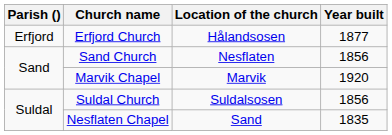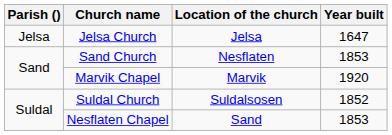- row: (118, 36)
+ row: (118, 36)
(354, 57) 1856 -> (354, 57) 1853
(354, 99) 1856 -> (354, 99) 1852
(354, 120) 1835 -> (354, 120) 1853
